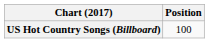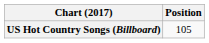(184, 29) 100 -> (184, 29) 105
